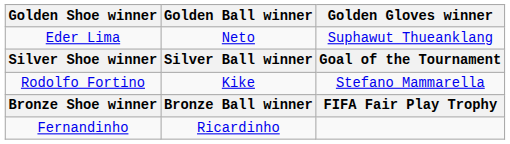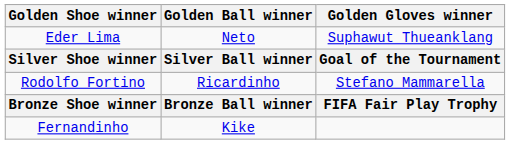(238, 83) Kike -> (238, 83) Ricardinho
(238, 128) Ricardinho -> (238, 128) Kike
